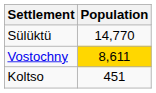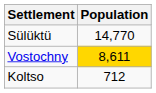(114, 77) 451 -> (114, 77) 712
